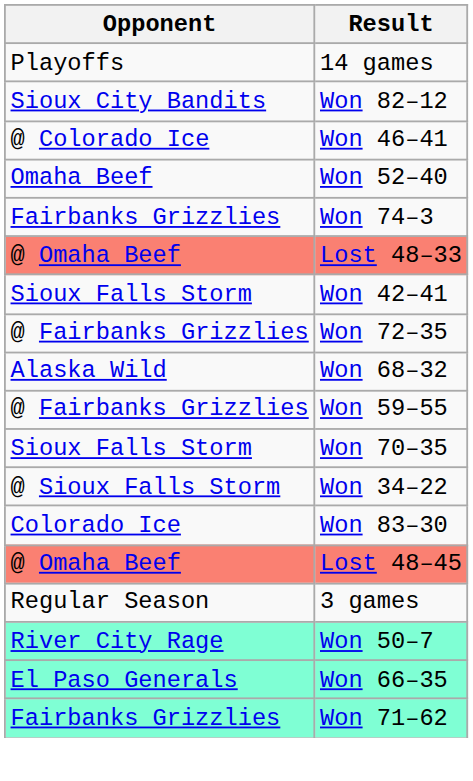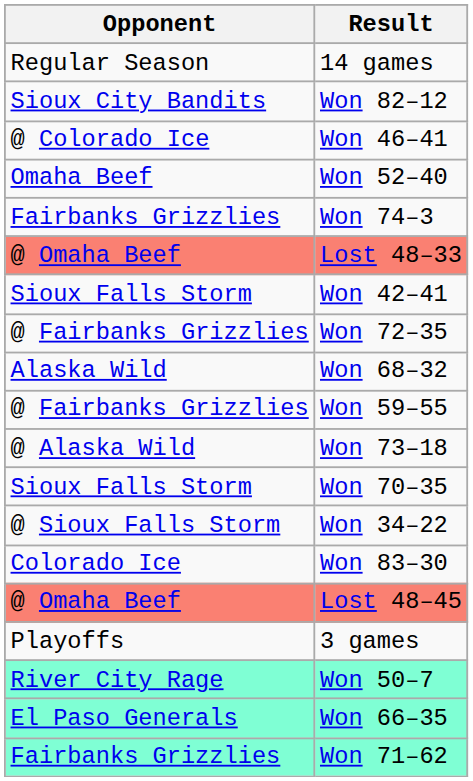(67, 63) Playoffs -> (110, 63) Regular Season
+ row: (384, 448)
(110, 603) Regular Season -> (67, 641) Playoffs
